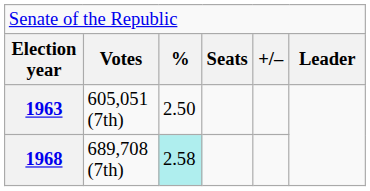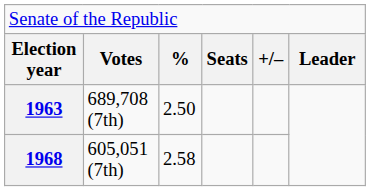(118, 109) 605,051 (7th) -> (118, 109) 689,708 (7th)
(118, 159) 689,708 (7th) -> (118, 159) 605,051 (7th)
(179, 159) paleturquoise background -> (179, 159) no background
